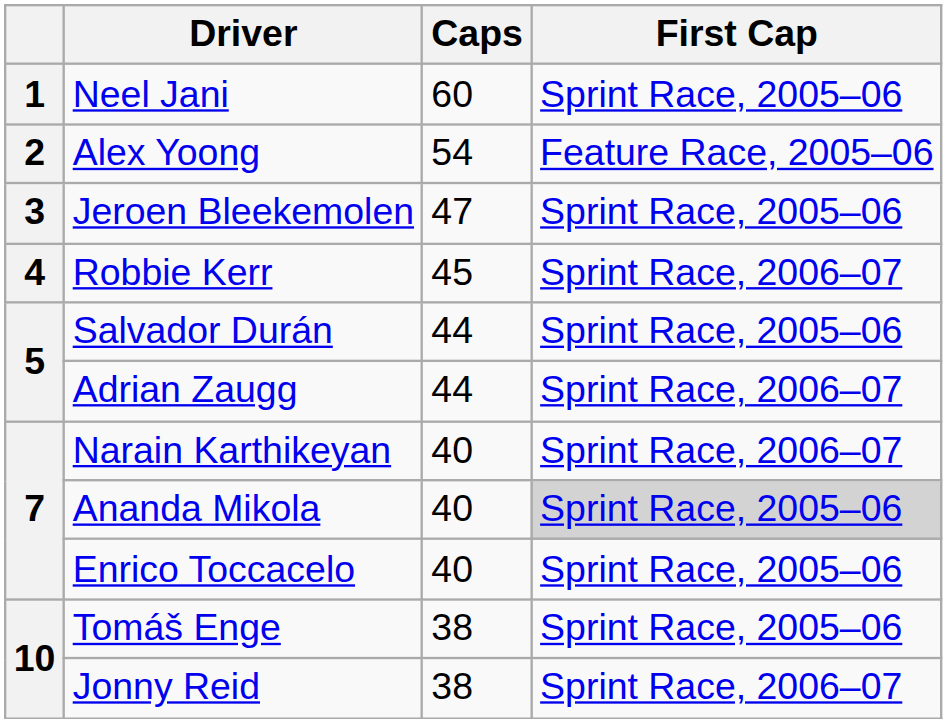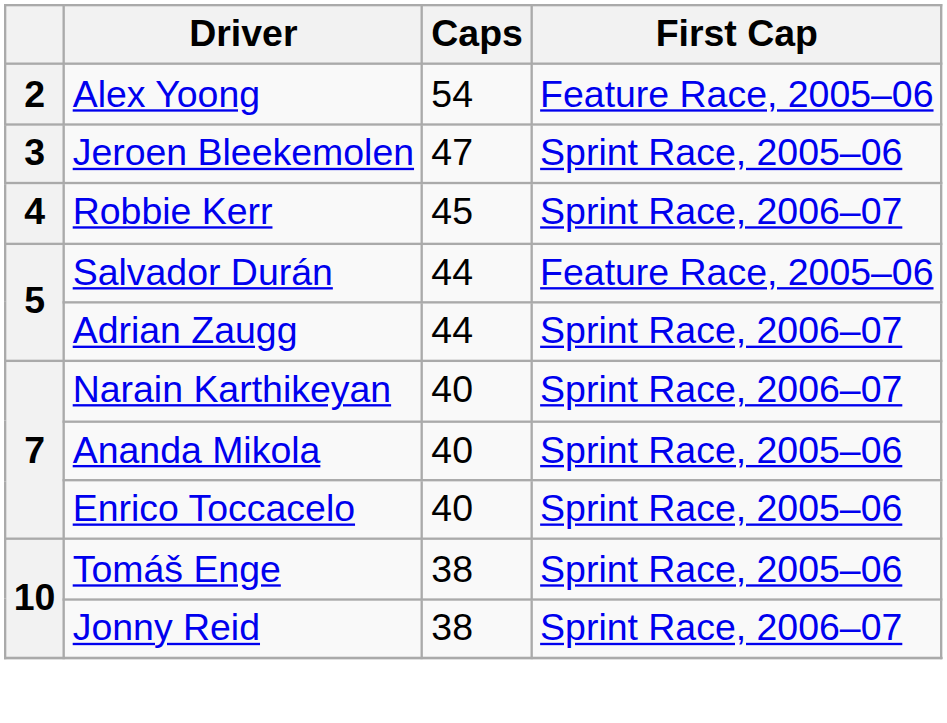- row: (151, 93)
(721, 331) Sprint Race, 2005–06 -> (737, 271) Feature Race, 2005–06
(721, 509) lightgrey background -> (721, 449) no background
